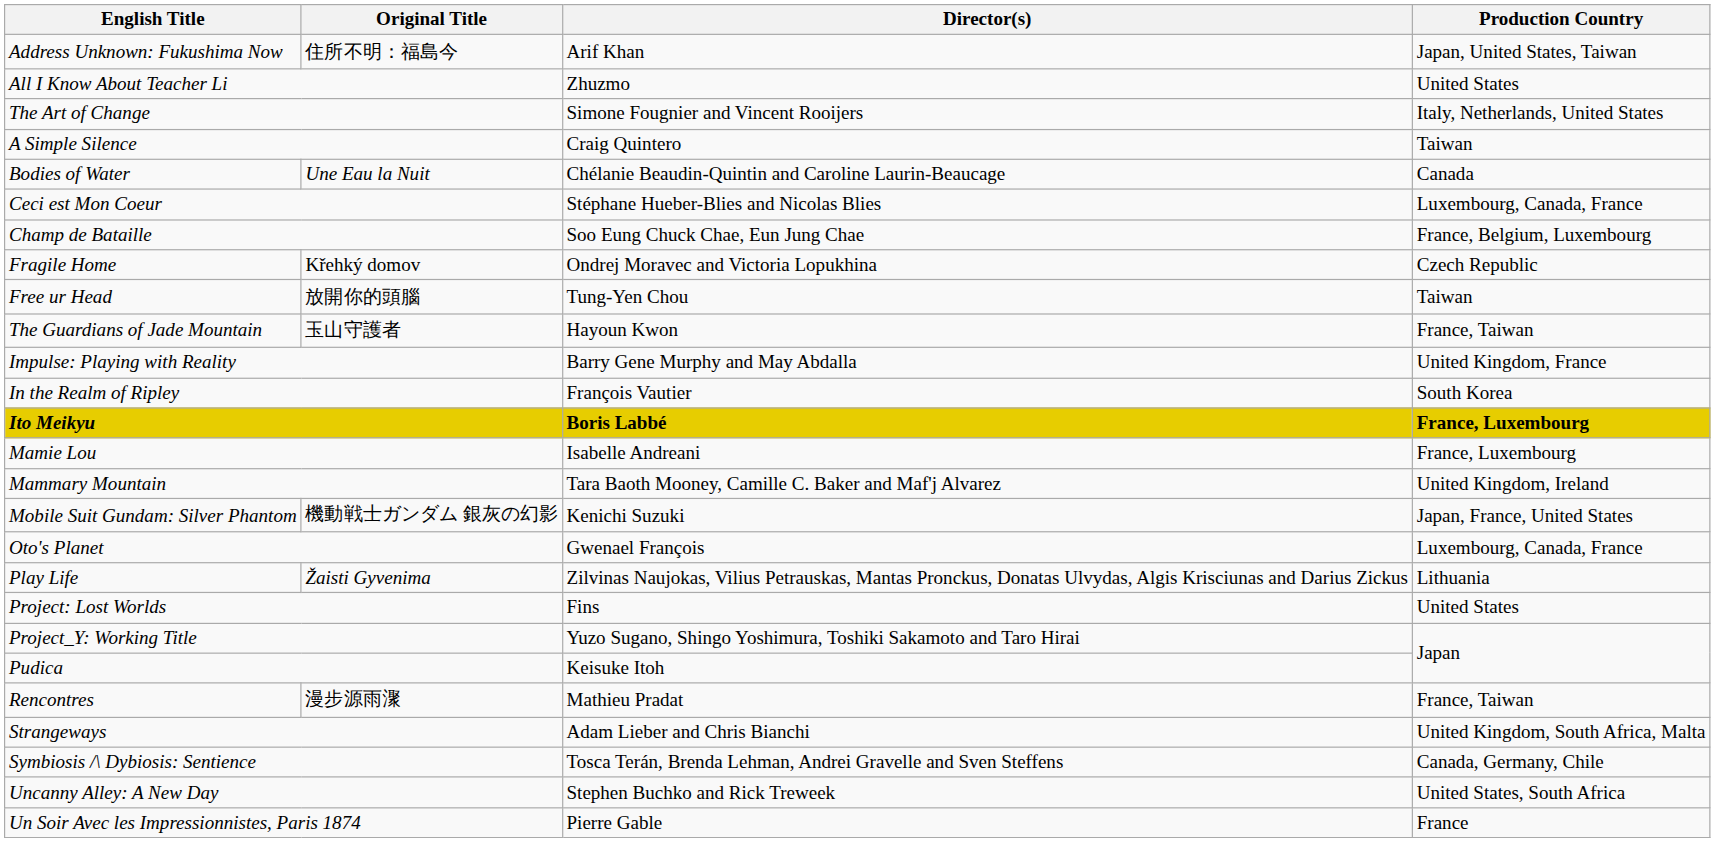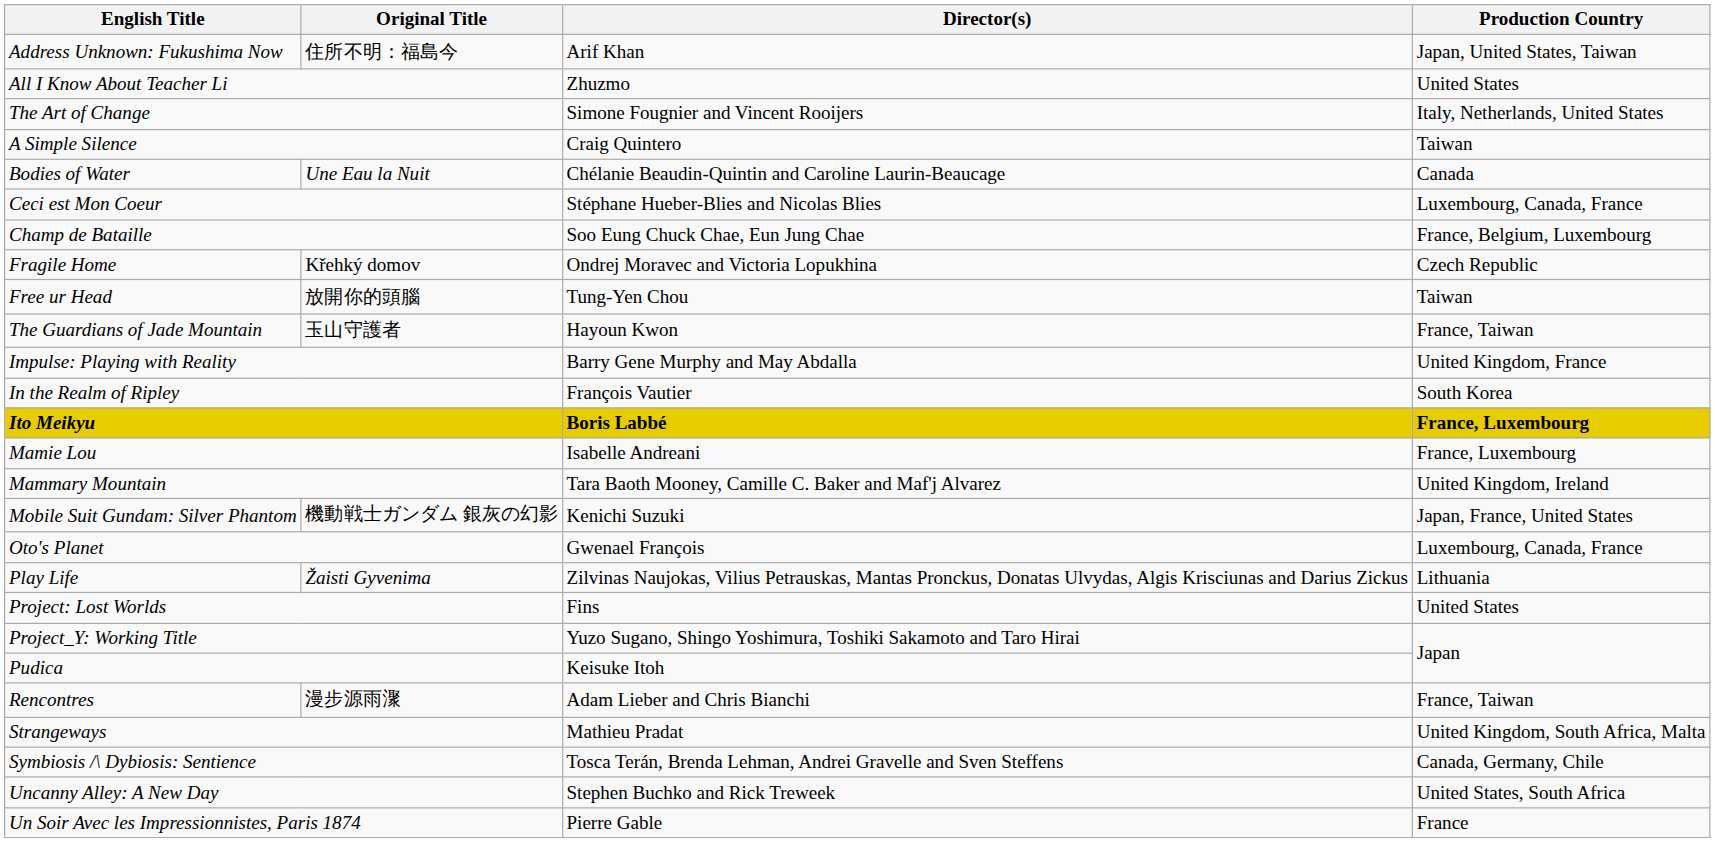(625, 699) Mathieu Pradat -> (688, 699) Adam Lieber and Chris Bianchi
(688, 731) Adam Lieber and Chris Bianchi -> (625, 731) Mathieu Pradat
